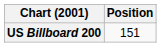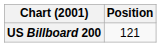(130, 32) 151 -> (130, 32) 121
